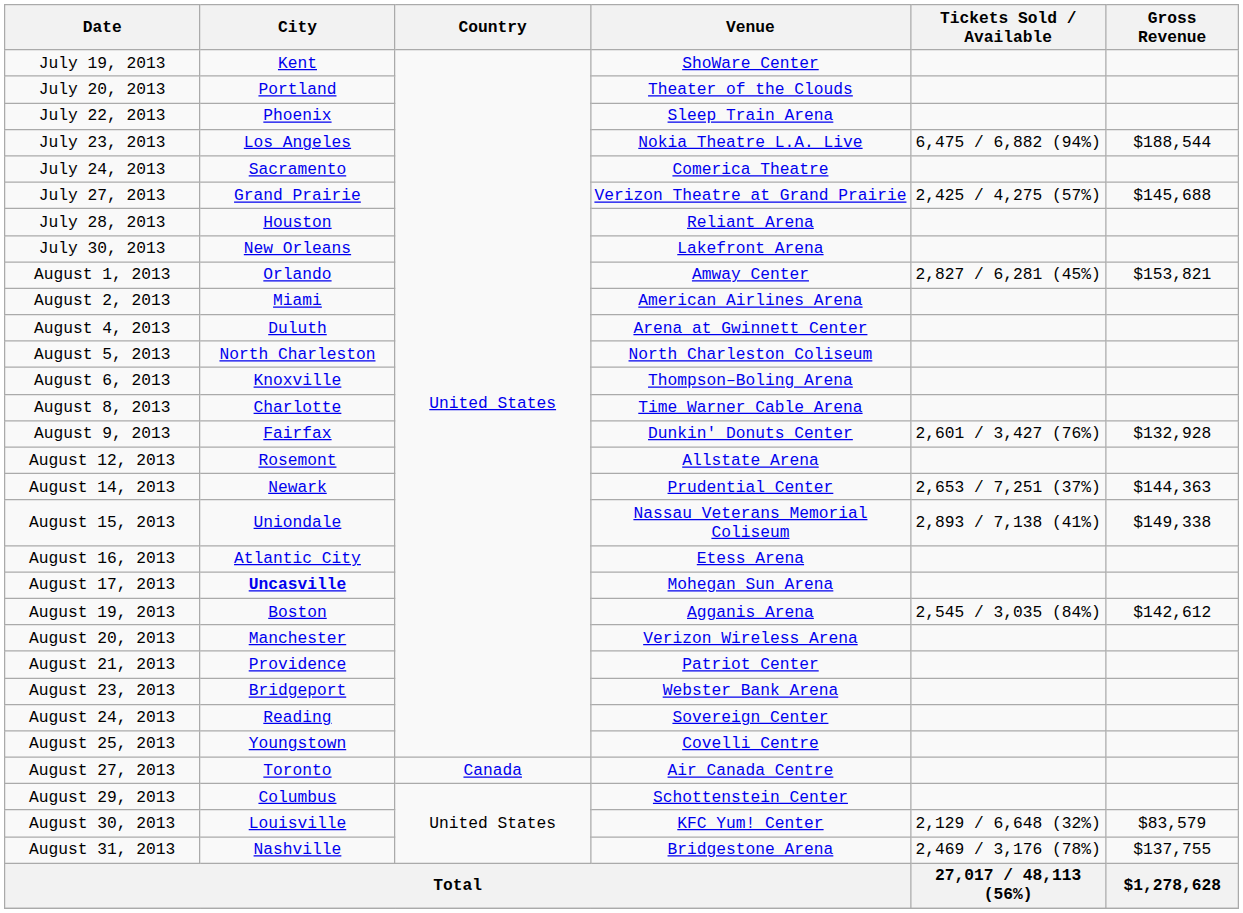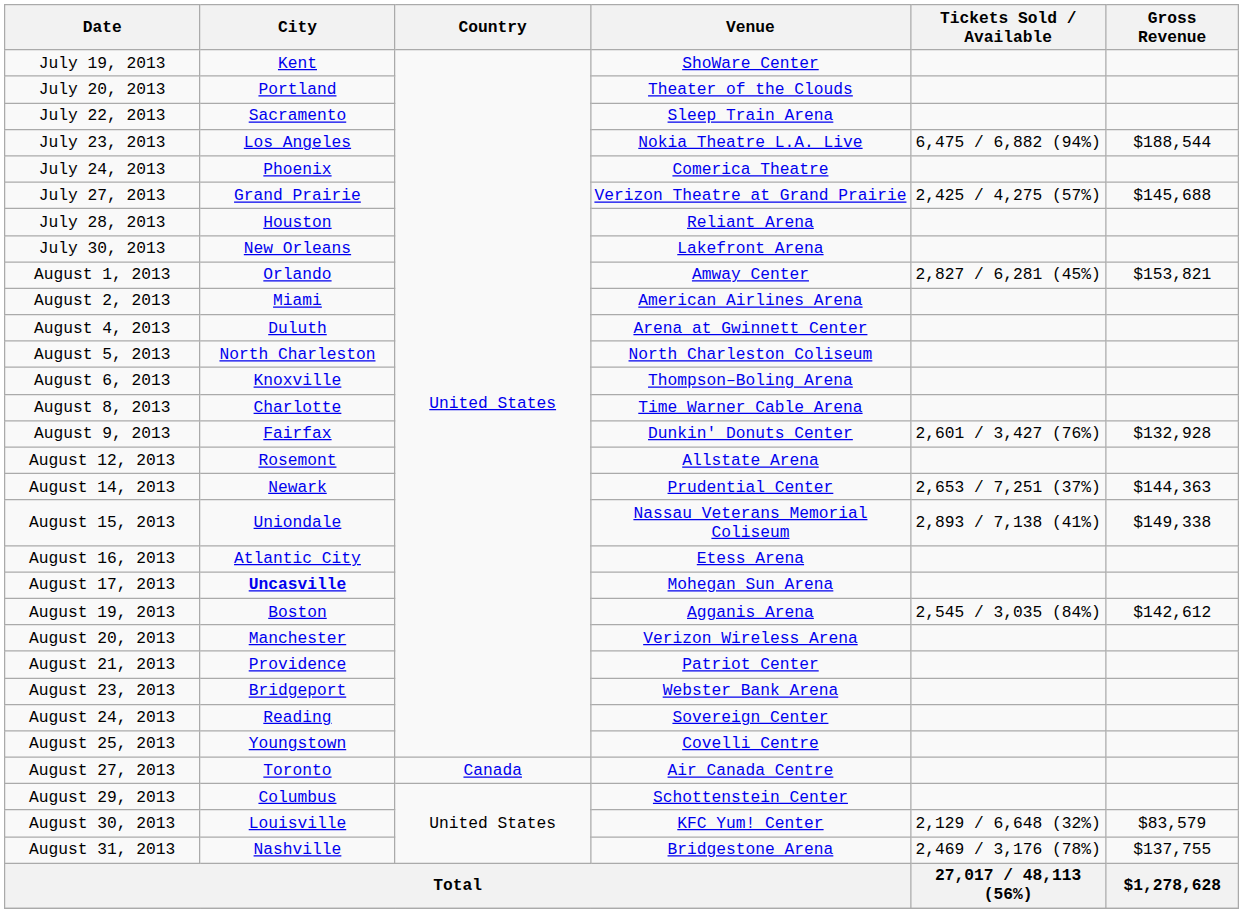(297, 116) Phoenix -> (297, 116) Sacramento
(297, 169) Sacramento -> (297, 169) Phoenix
